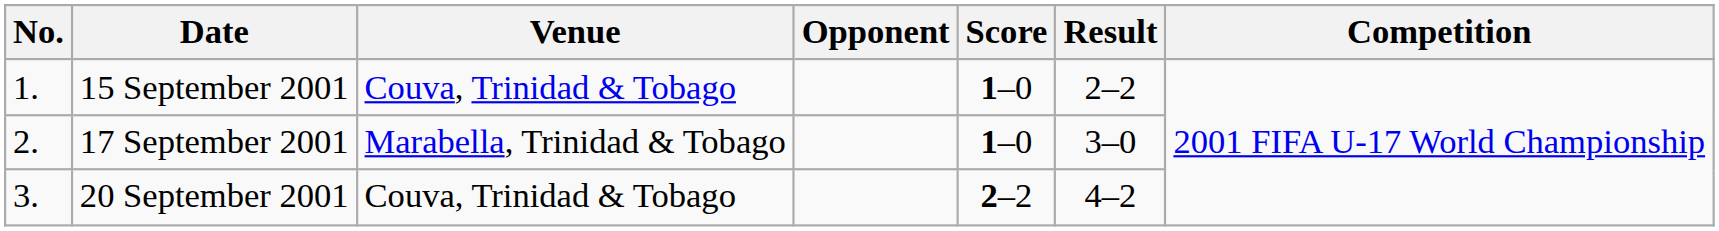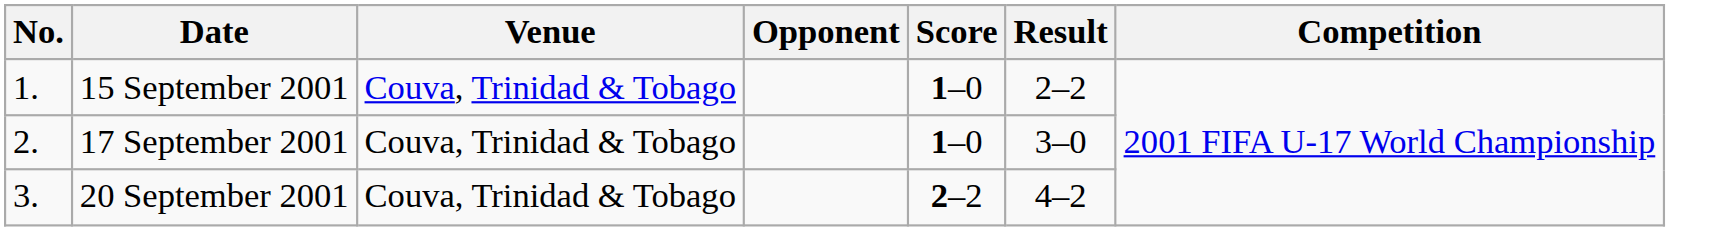(575, 141) Marabella, Trinidad & Tobago -> (550, 141) Couva, Trinidad & Tobago
